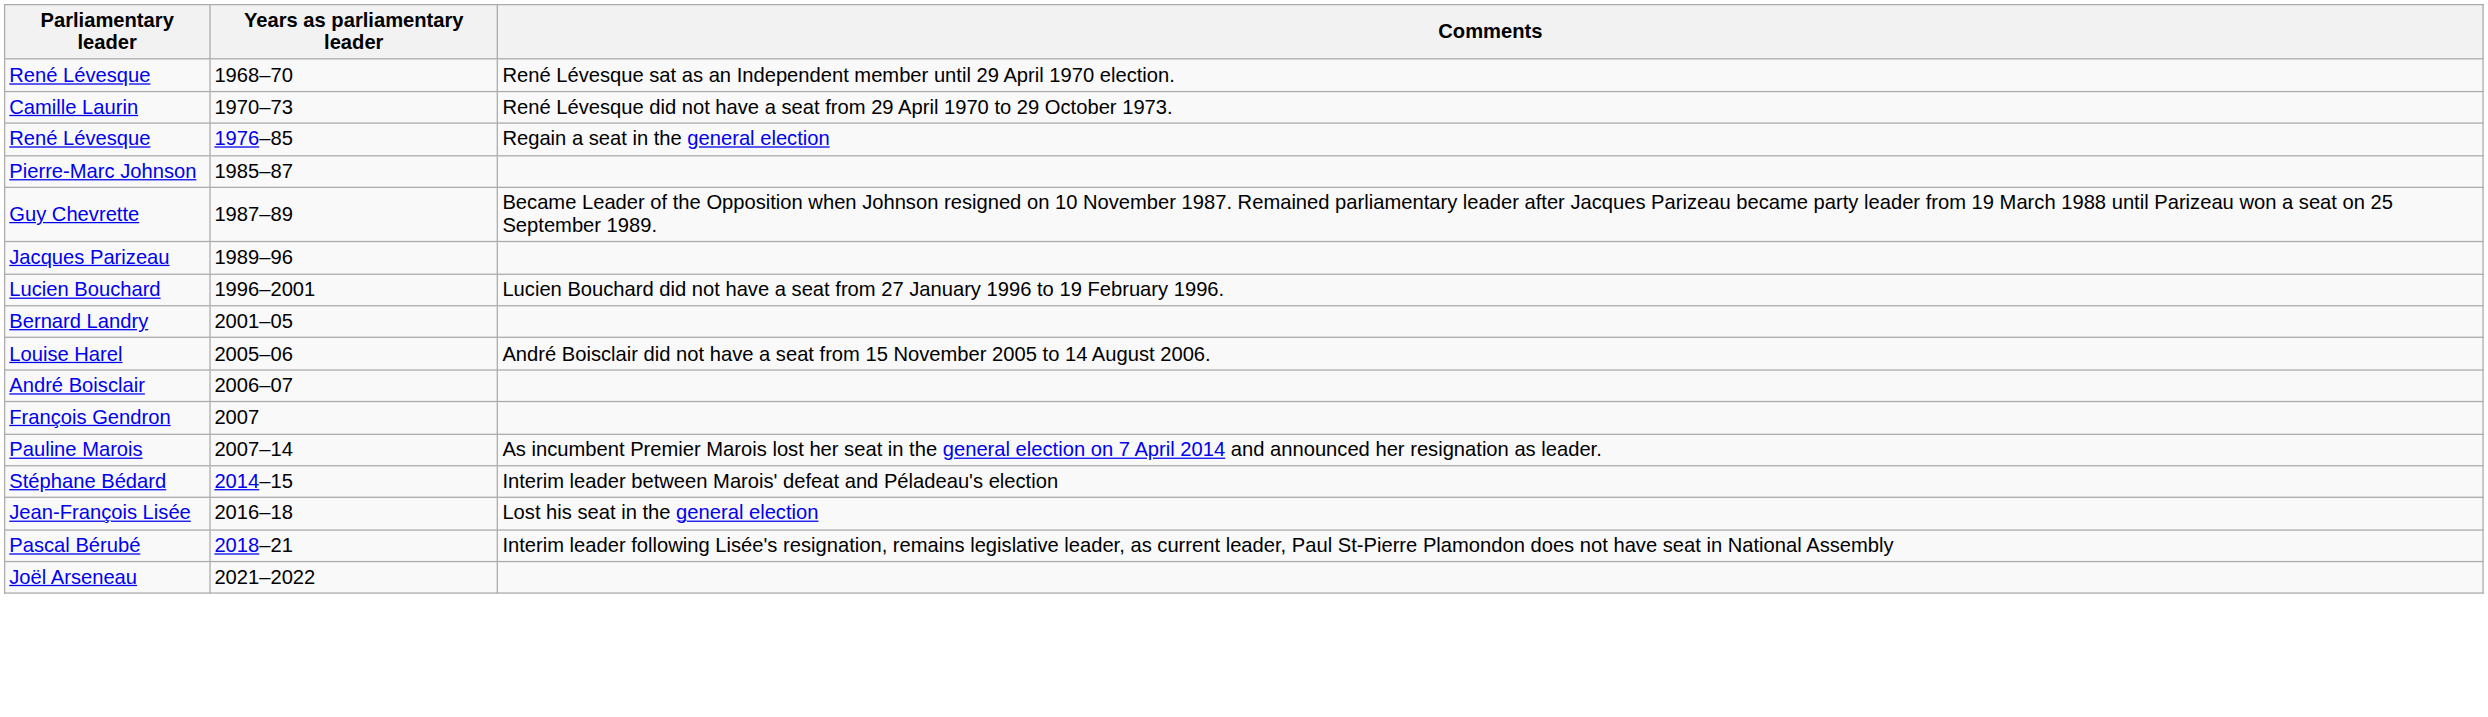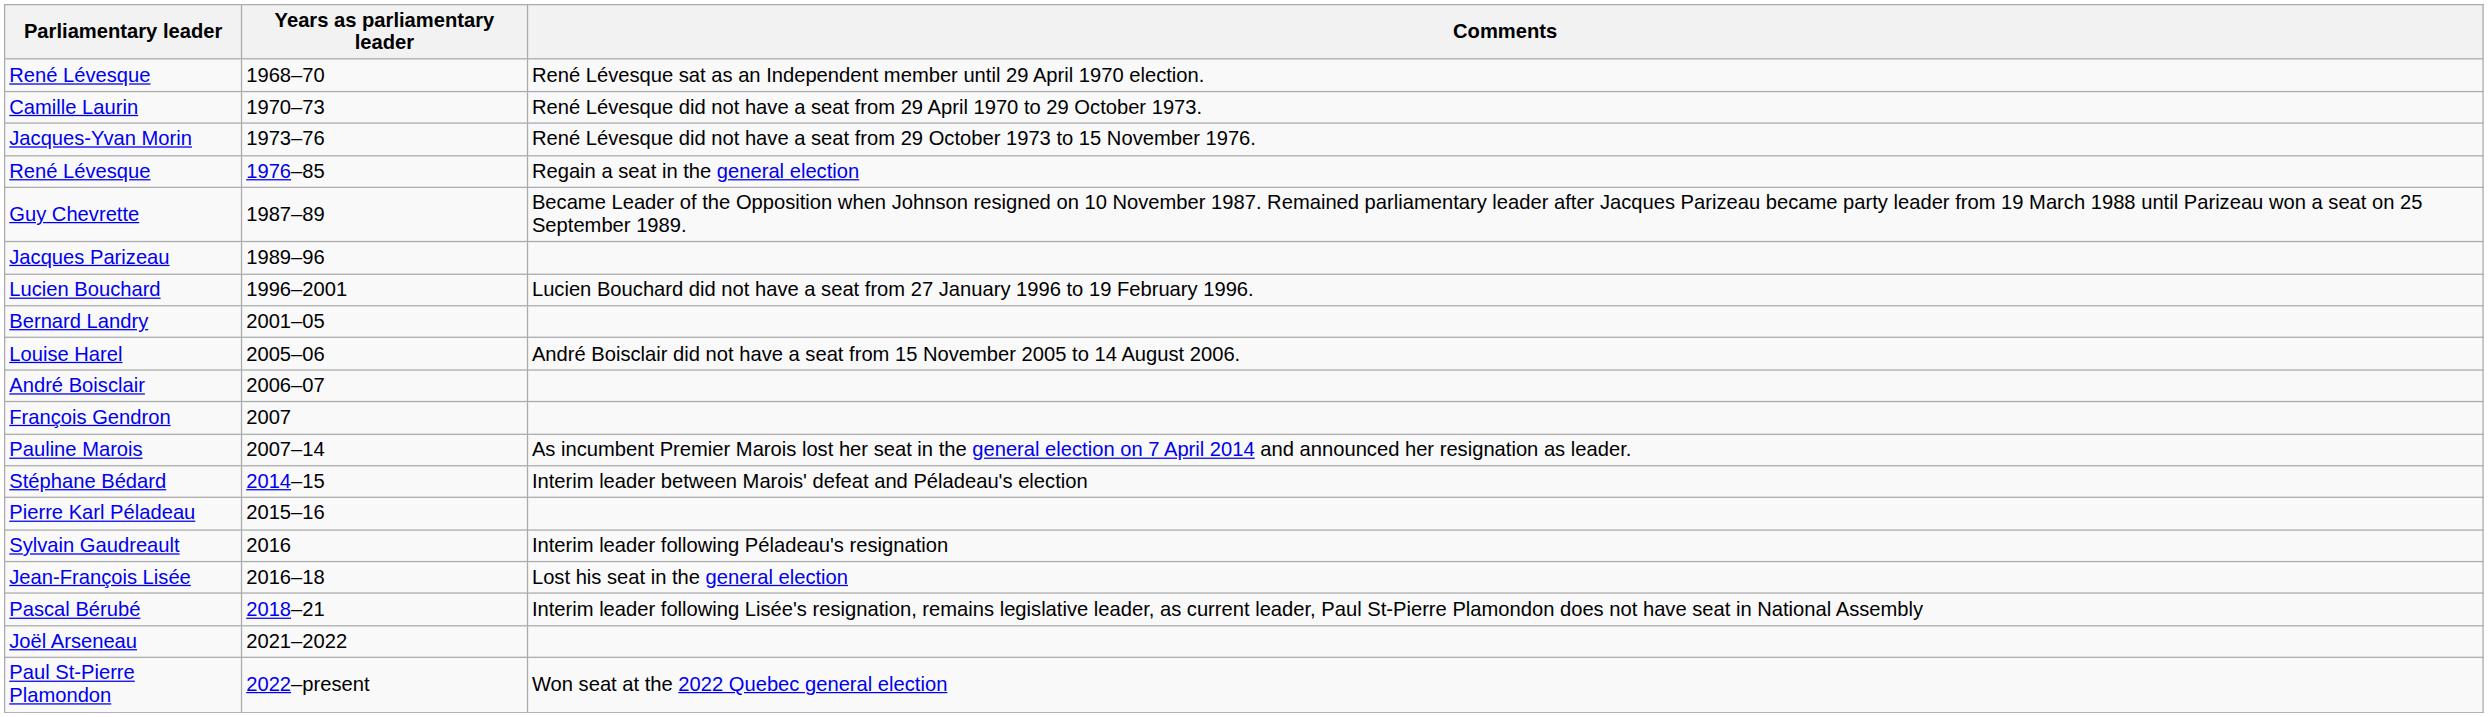+ row: (101, 139)
- row: (103, 171)
+ row: (102, 513)
+ row: (94, 545)
+ row: (72, 684)
